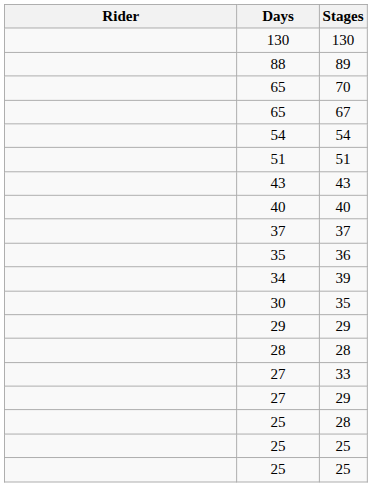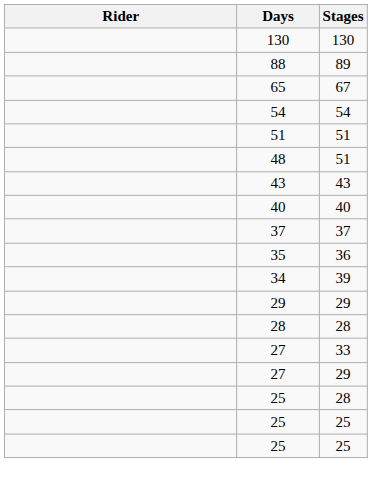- row: (278, 87)
+ row: (278, 159)
- row: (278, 302)
